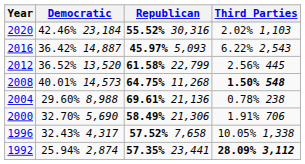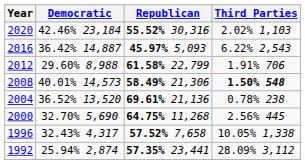(80, 65) 36.52% 13,520 -> (80, 65) 29.60% 8,988
(256, 65) 2.56% 445 -> (256, 65) 1.91% 706
(168, 82) 64.75% 11,268 -> (168, 82) 58.49% 21,306
(80, 99) 29.60% 8,988 -> (80, 99) 36.52% 13,520
(168, 116) 58.49% 21,306 -> (168, 116) 64.75% 11,268
(256, 116) 1.91% 706 -> (256, 116) 2.56% 445
(256, 151) bold -> (256, 151) normal
